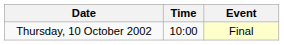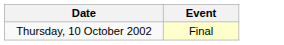- column: (184, 13)
